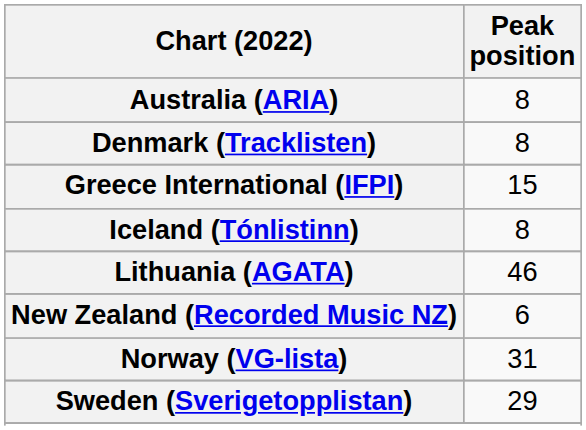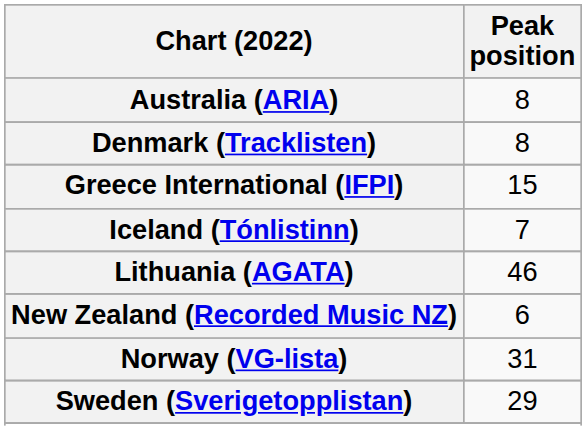(522, 229) 8 -> (522, 229) 7
